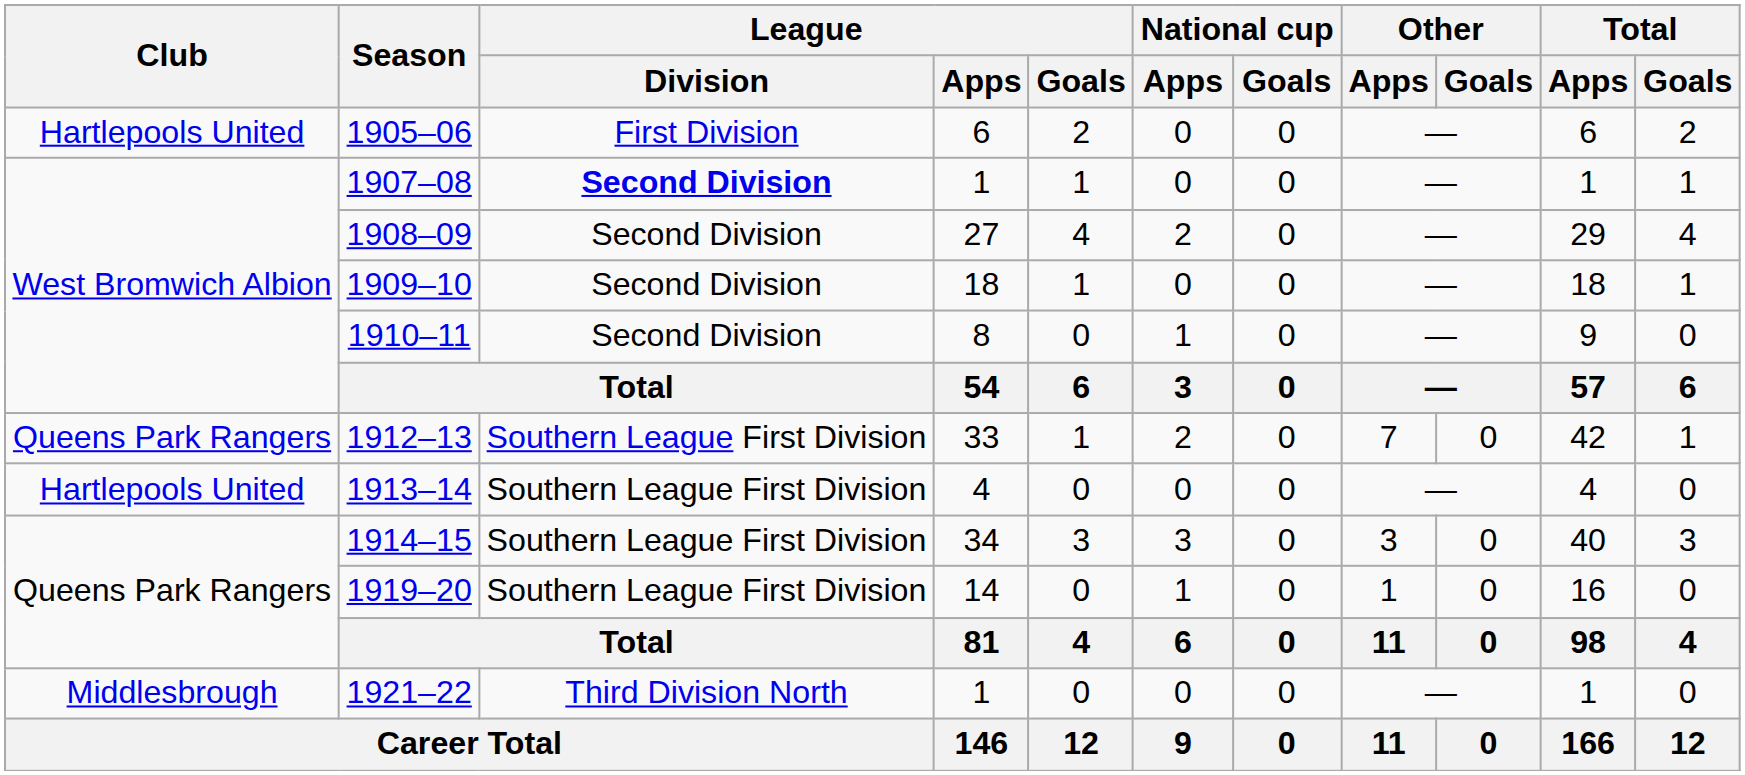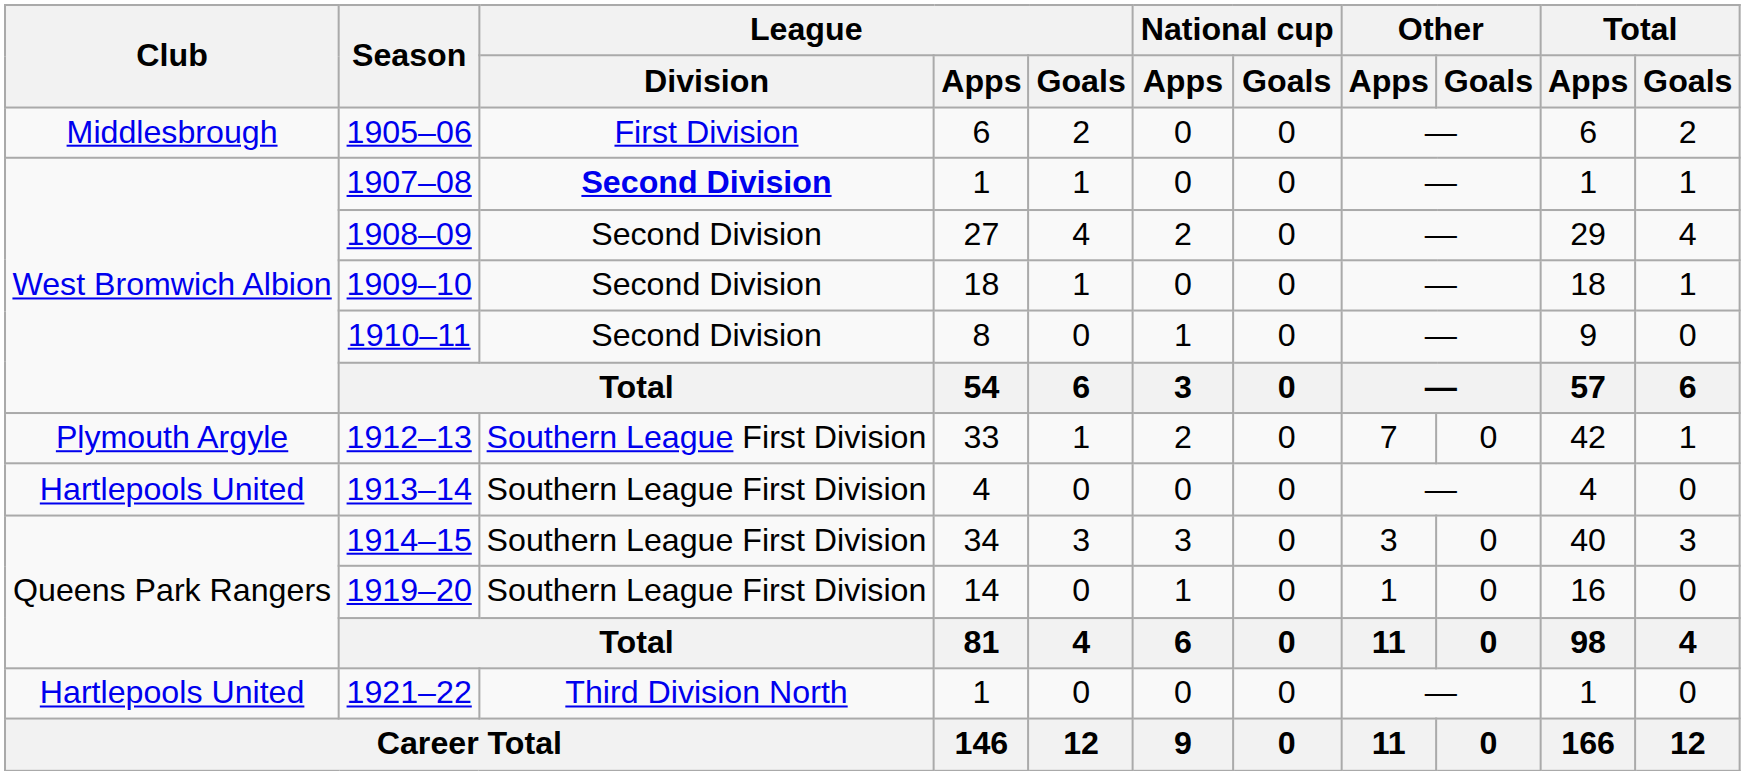(172, 132) Hartlepools United -> (172, 132) Middlesbrough
(172, 438) Queens Park Rangers -> (172, 438) Plymouth Argyle
(172, 693) Middlesbrough -> (172, 693) Hartlepools United
